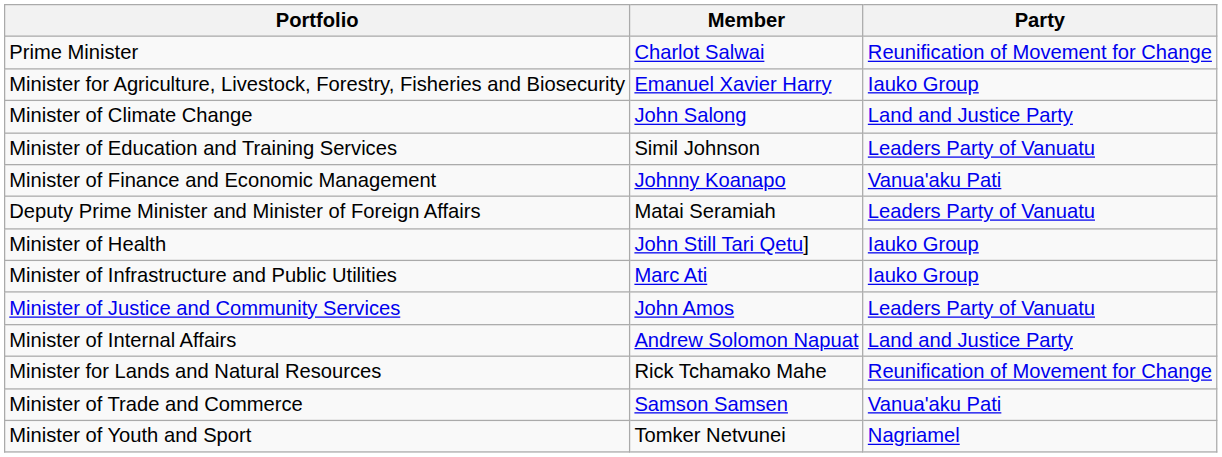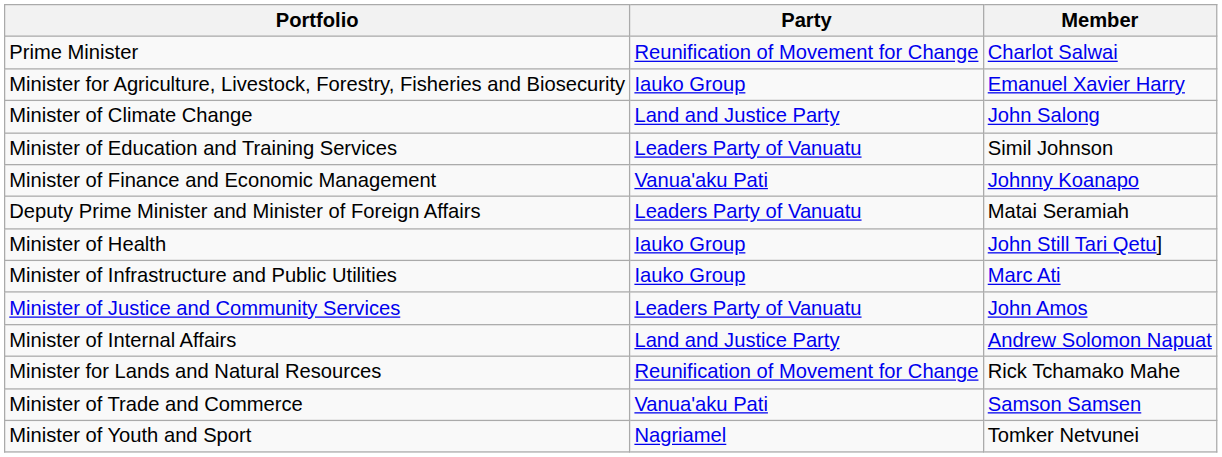columns swapped: (746, 20) <-> (1040, 20)
